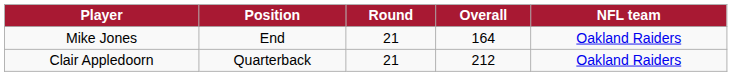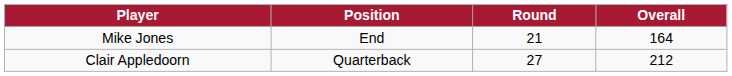- column: (629, 15)
(391, 60) 21 -> (534, 60) 27
